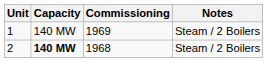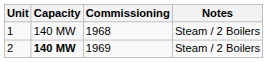(98, 31) 1969 -> (98, 31) 1968
(98, 48) 1968 -> (98, 48) 1969
